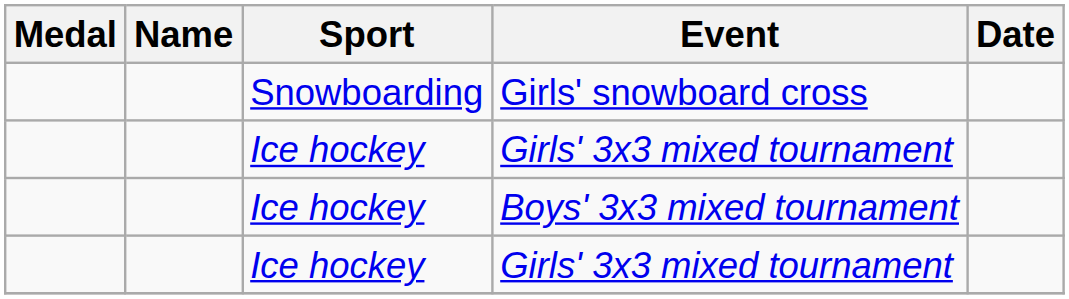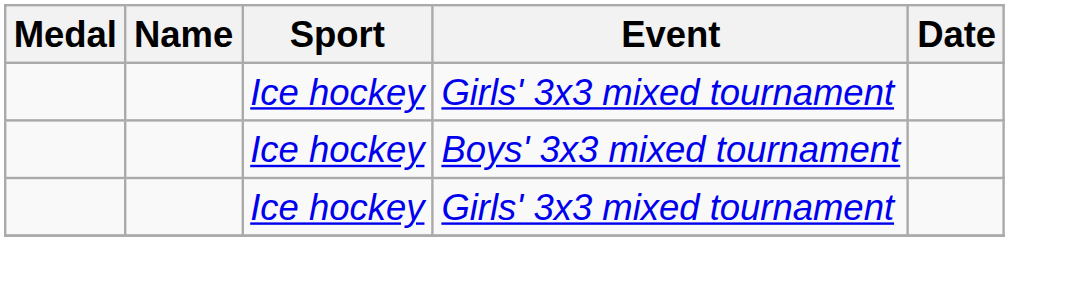- row: (367, 92)
